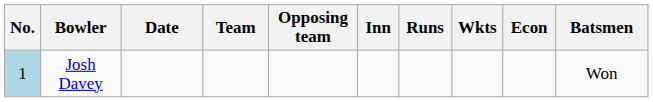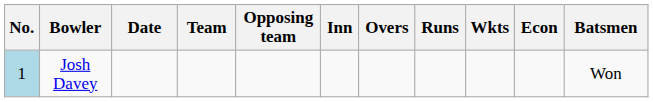+ column: (387, 27)
